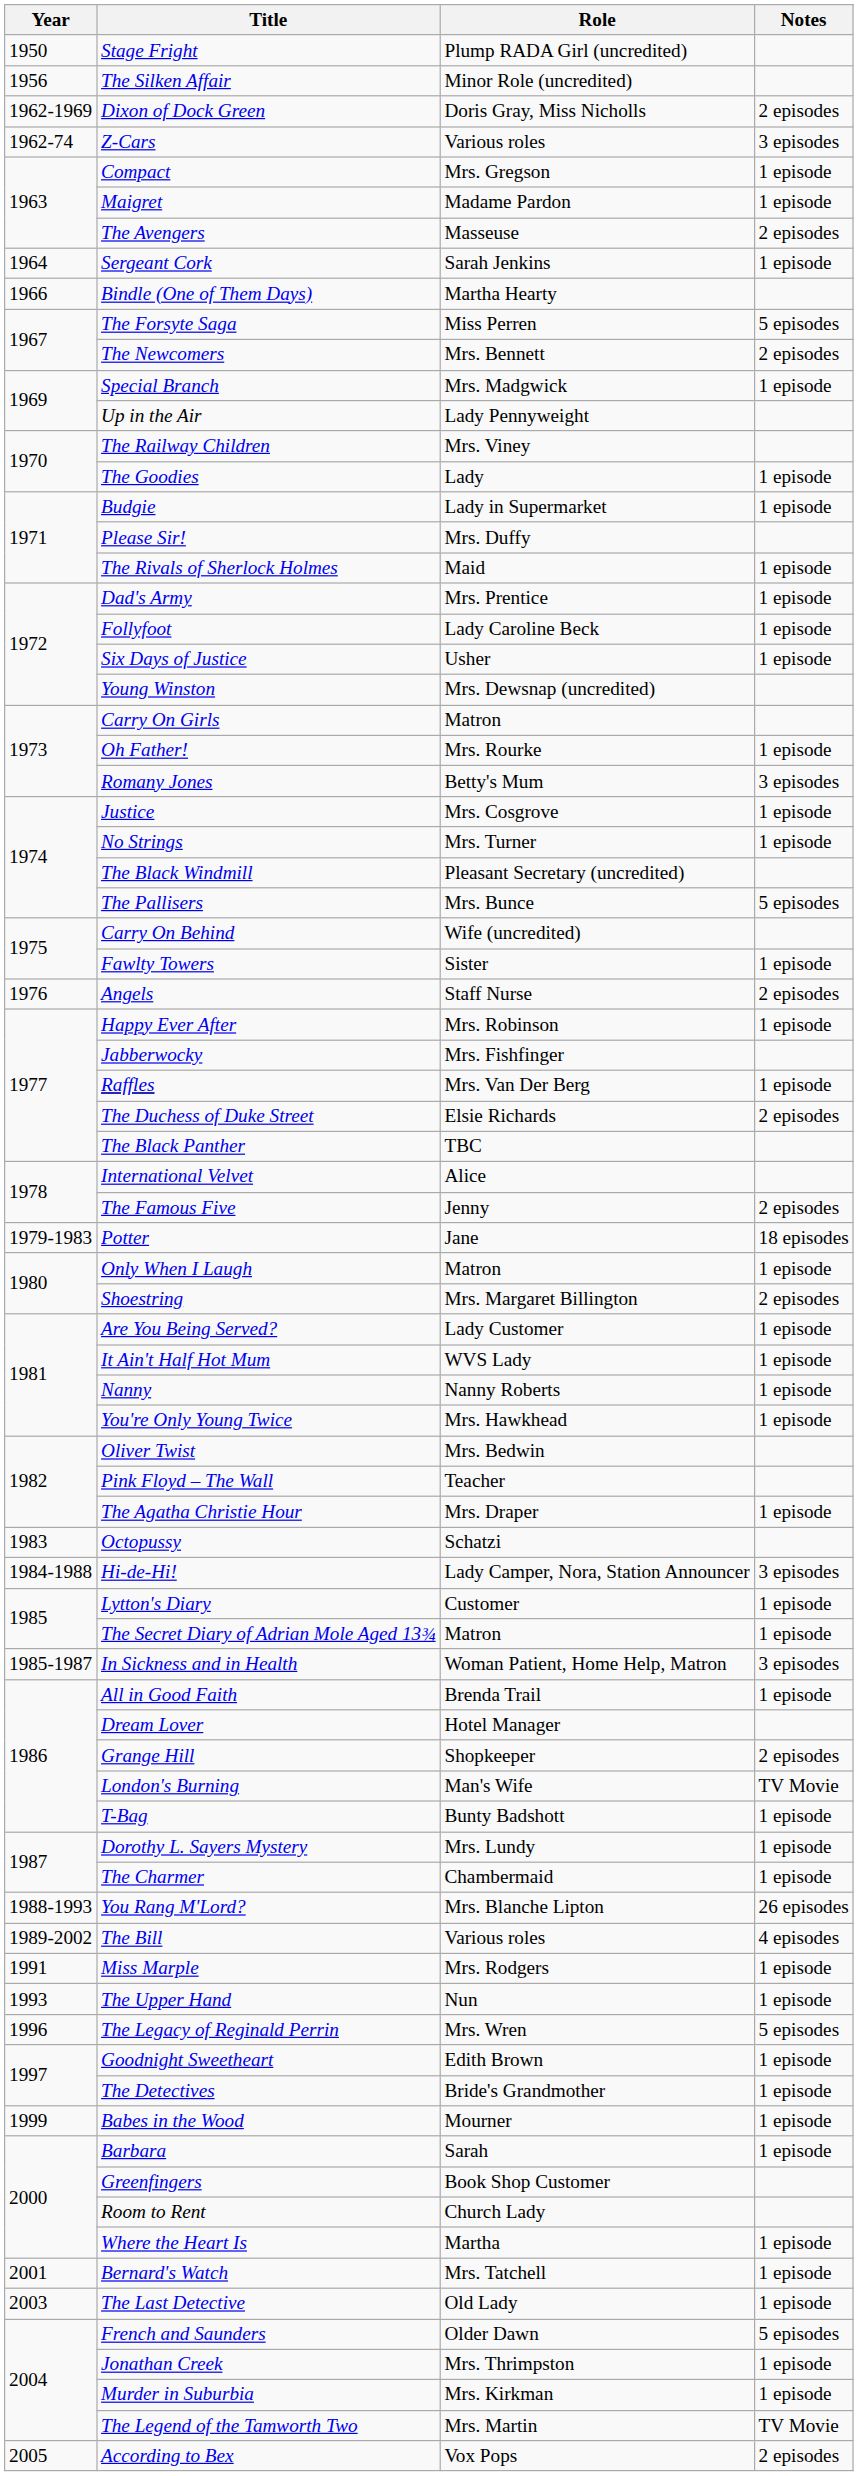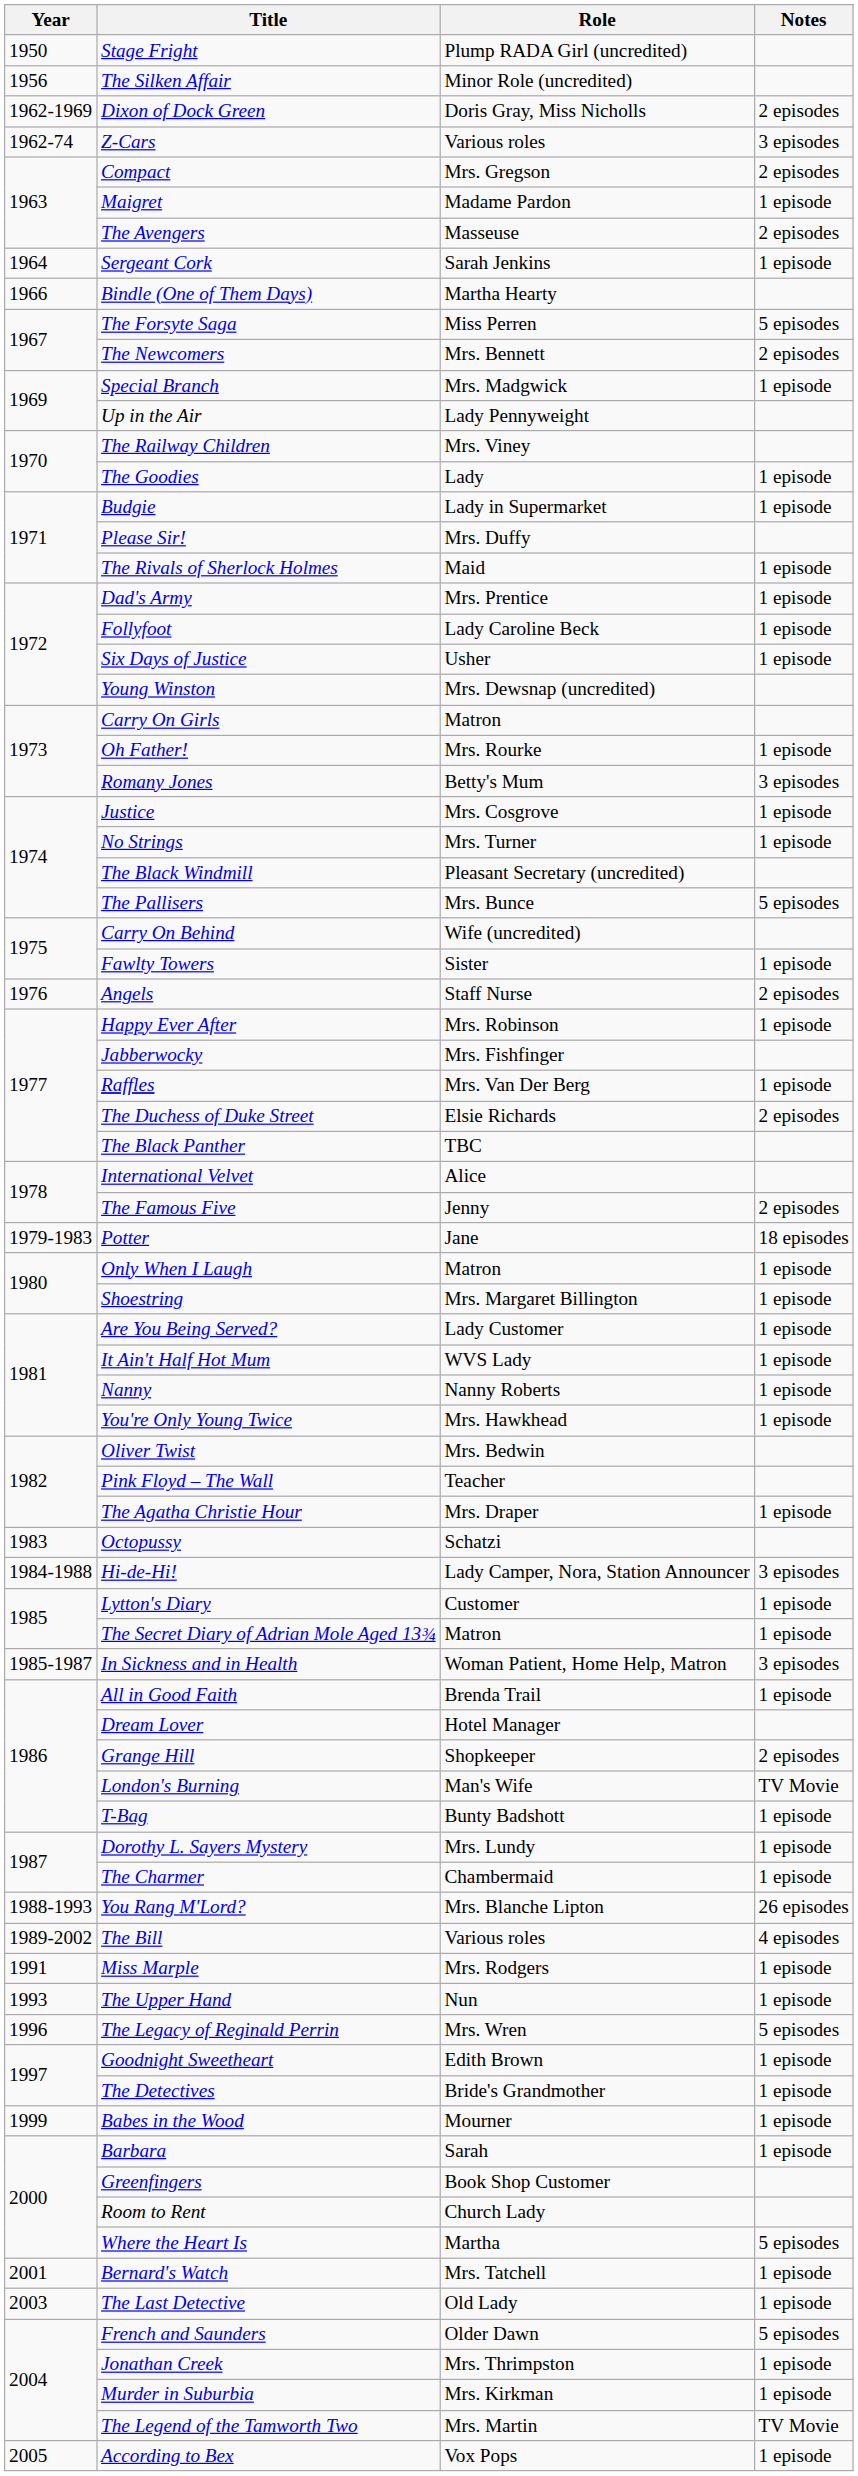(795, 171) 1 episode -> (799, 171) 2 episodes
(799, 1298) 2 episodes -> (795, 1298) 1 episode
(795, 2242) 1 episode -> (799, 2242) 5 episodes
(799, 2455) 2 episodes -> (795, 2455) 1 episode
